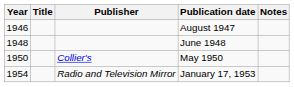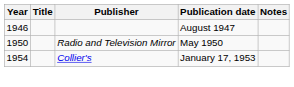- row: (203, 43)
(74, 58) Collier's -> (116, 43) Radio and Television Mirror
(116, 74) Radio and Television Mirror -> (74, 58) Collier's
